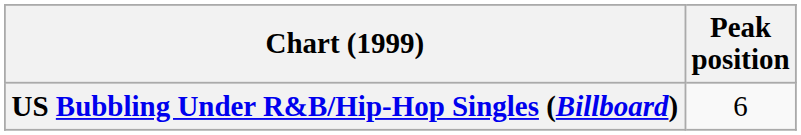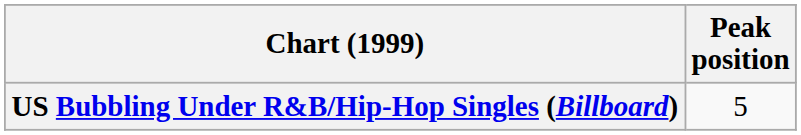(741, 105) 6 -> (741, 105) 5
